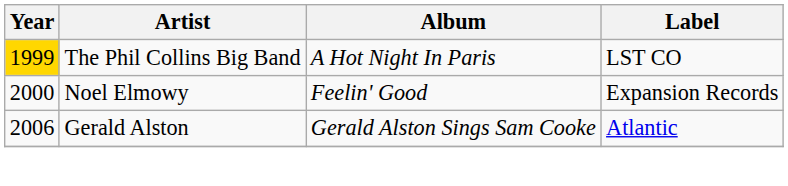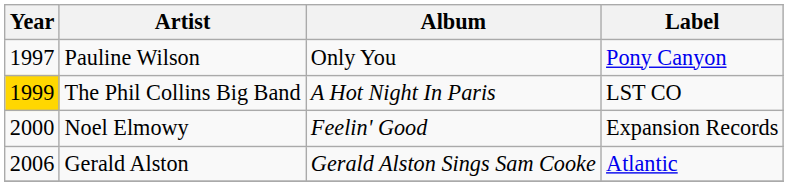+ row: (132, 57)
